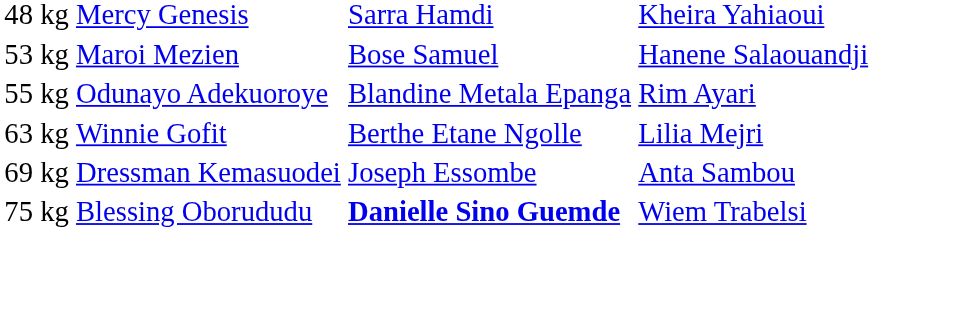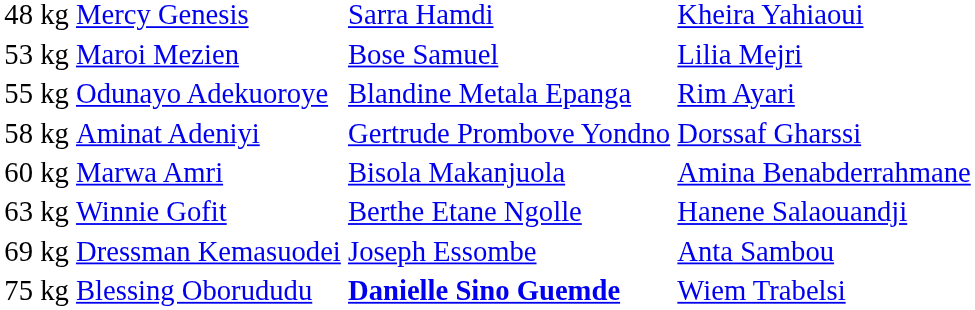(753, 54) Hanene Salaouandji -> (740, 54) Lilia Mejri
+ row: (37, 133)
+ row: (37, 172)
(701, 133) Lilia Mejri -> (792, 211) Hanene Salaouandji
